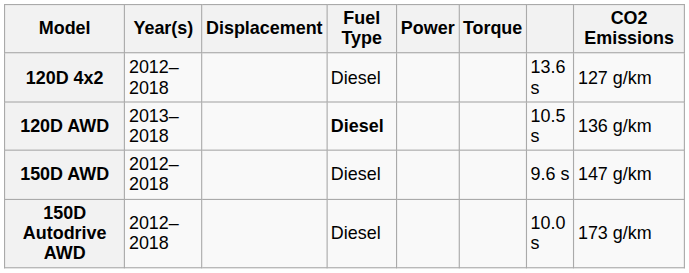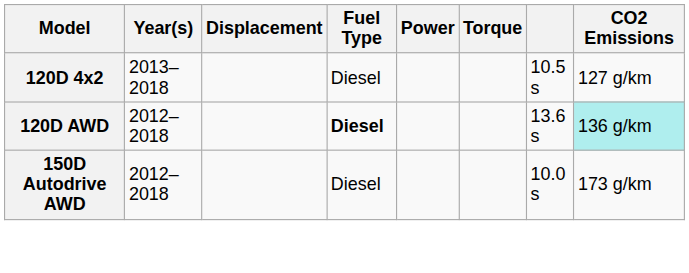(154, 77) 2012–2018 -> (154, 77) 2013–2018
(548, 77) 13.6 s -> (548, 77) 10.5 s
(154, 125) 2013–2018 -> (154, 125) 2012–2018
(548, 125) 10.5 s -> (548, 125) 13.6 s
(615, 125) no background -> (615, 125) paleturquoise background
- row: (65, 174)
